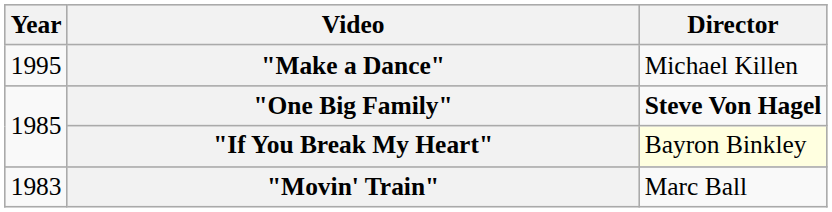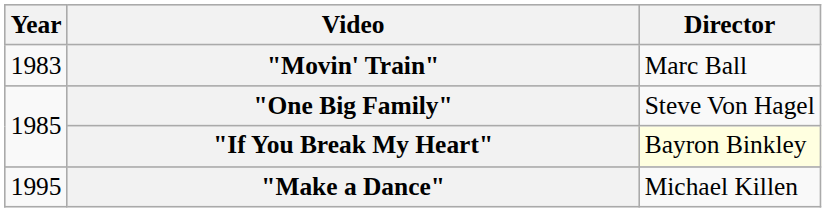rows swapped: (353, 186) <-> (353, 65)
(733, 105) bold -> (730, 105) normal
